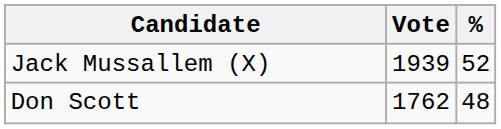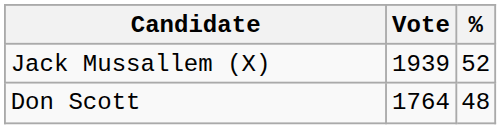(421, 103) 1762 -> (421, 103) 1764
